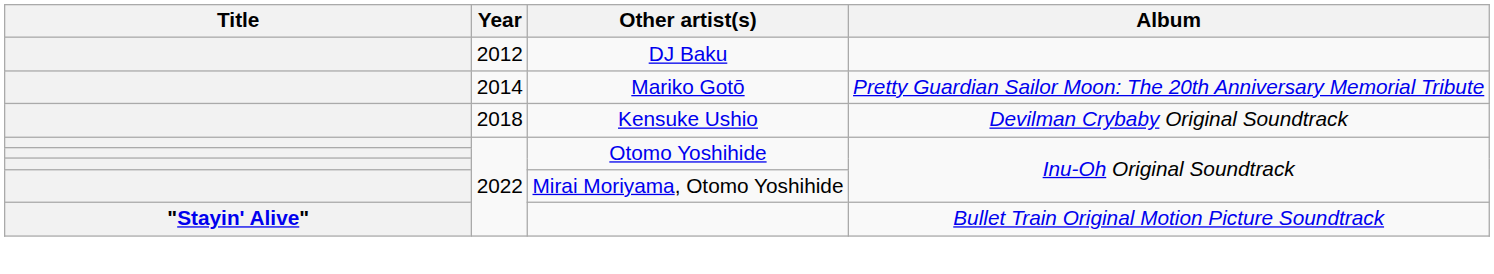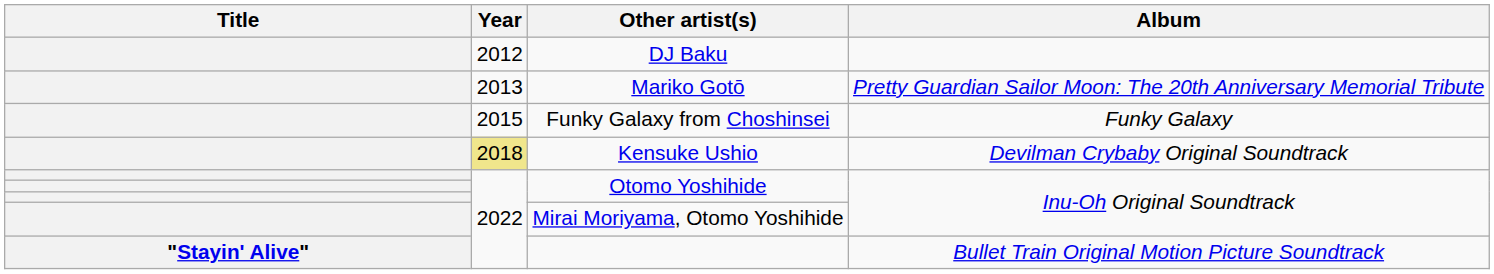(500, 86) 2014 -> (500, 86) 2013
+ row: (688, 119)
(500, 119) no background -> (500, 152) khaki background
